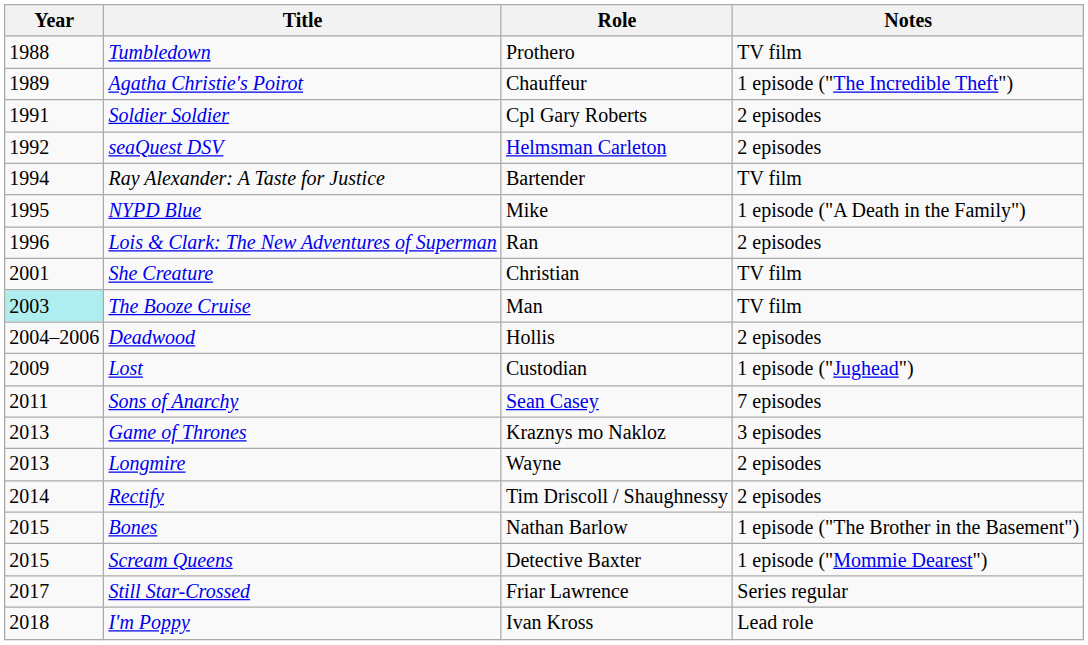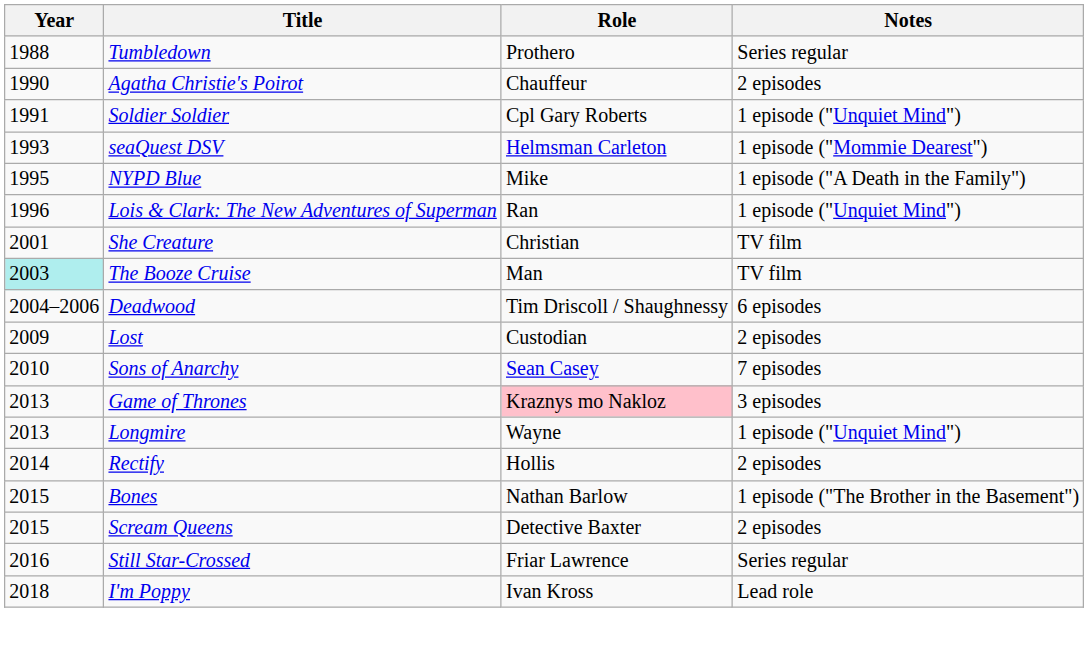(770, 52) TV film -> (793, 52) Series regular
(29, 83) 1989 -> (29, 83) 1990
(875, 83) 1 episode ("The Incredible Theft") -> (779, 83) 2 episodes
(779, 115) 2 episodes -> (849, 115) 1 episode ("Unquiet Mind")
(29, 147) 1992 -> (29, 147) 1993
(779, 147) 2 episodes -> (862, 147) 1 episode ("Mommie Dearest")
- row: (247, 178)
(779, 242) 2 episodes -> (849, 210) 1 episode ("Unquiet Mind")
(530, 337) Hollis -> (617, 305) Tim Driscoll / Shaughnessy
(779, 337) 2 episodes -> (779, 305) 6 episodes
(825, 369) 1 episode ("Jughead") -> (779, 337) 2 episodes
(29, 400) 2011 -> (29, 369) 2010
(586, 432) no background -> (586, 400) pink background
(779, 464) 2 episodes -> (849, 432) 1 episode ("Unquiet Mind")
(617, 496) Tim Driscoll / Shaughnessy -> (530, 464) Hollis
(862, 559) 1 episode ("Mommie Dearest") -> (779, 527) 2 episodes
(29, 591) 2017 -> (29, 559) 2016
